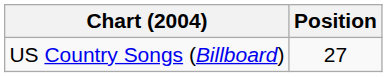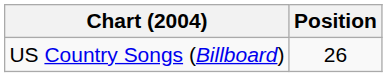(335, 54) 27 -> (335, 54) 26
